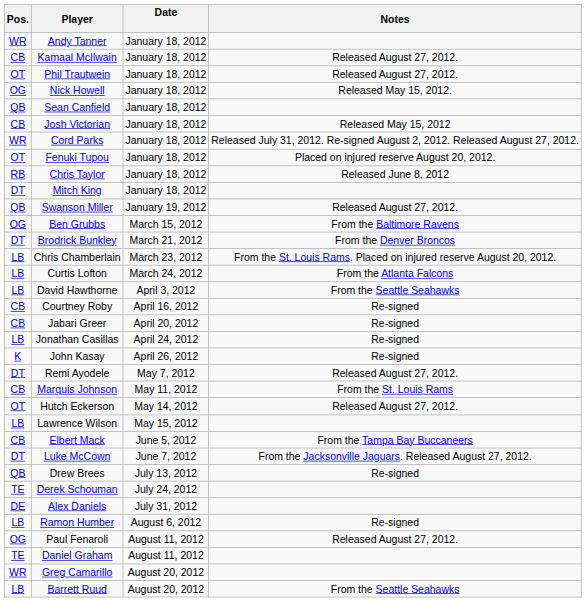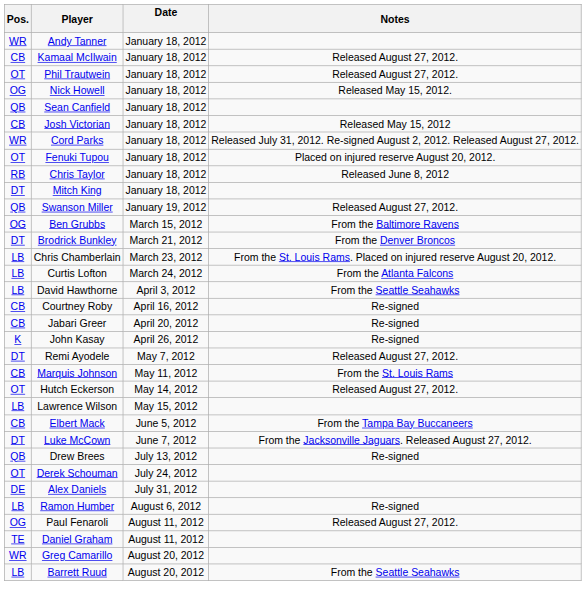- row: (77, 340)
(18, 489) TE -> (18, 473) OT
